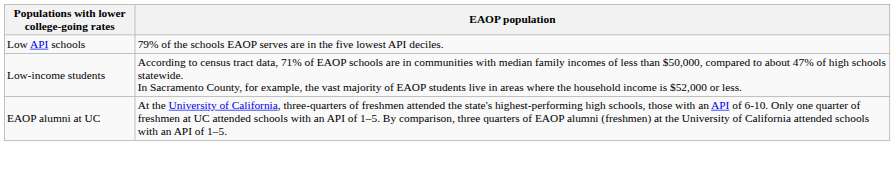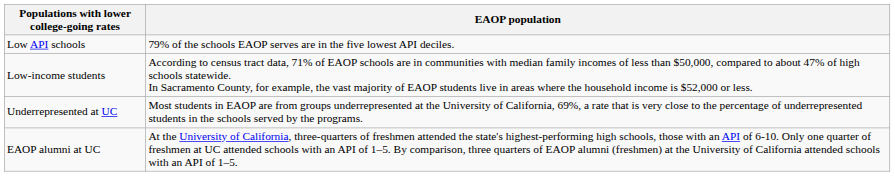+ row: (62, 112)
